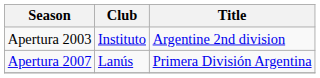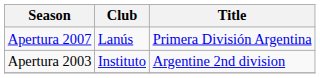rows swapped: (50, 38) <-> (50, 61)
